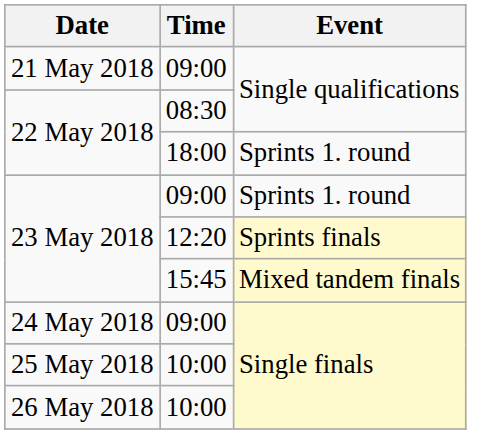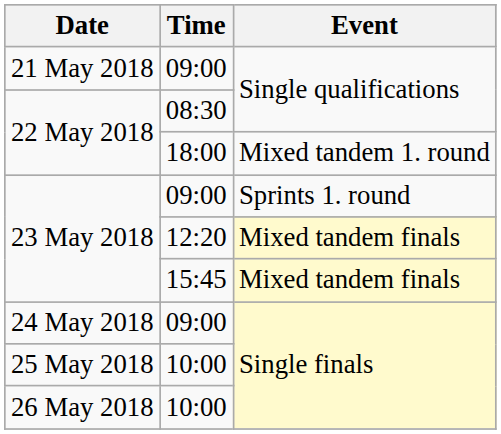(325, 152) Sprints 1. round -> (364, 152) Mixed tandem 1. round
(310, 237) Sprints finals -> (350, 237) Mixed tandem finals
